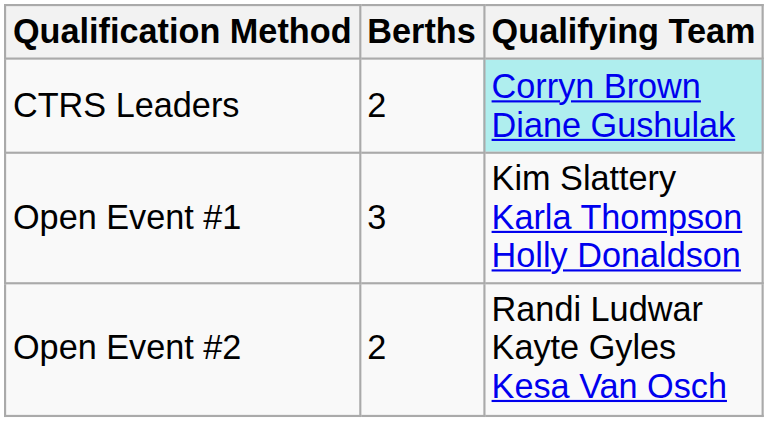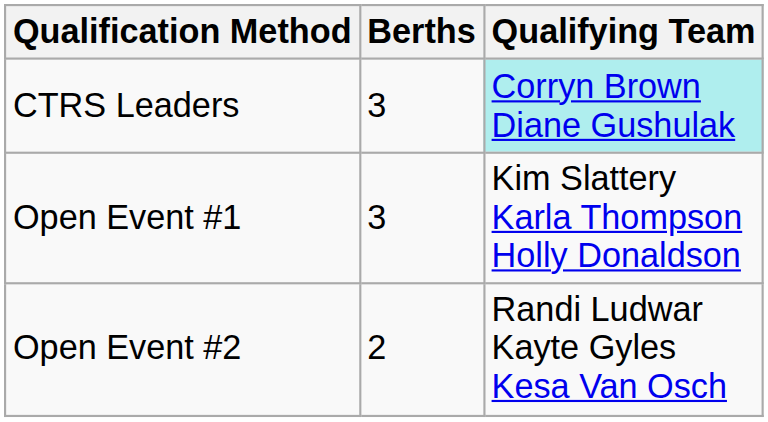(377, 105) 2 -> (377, 105) 3
